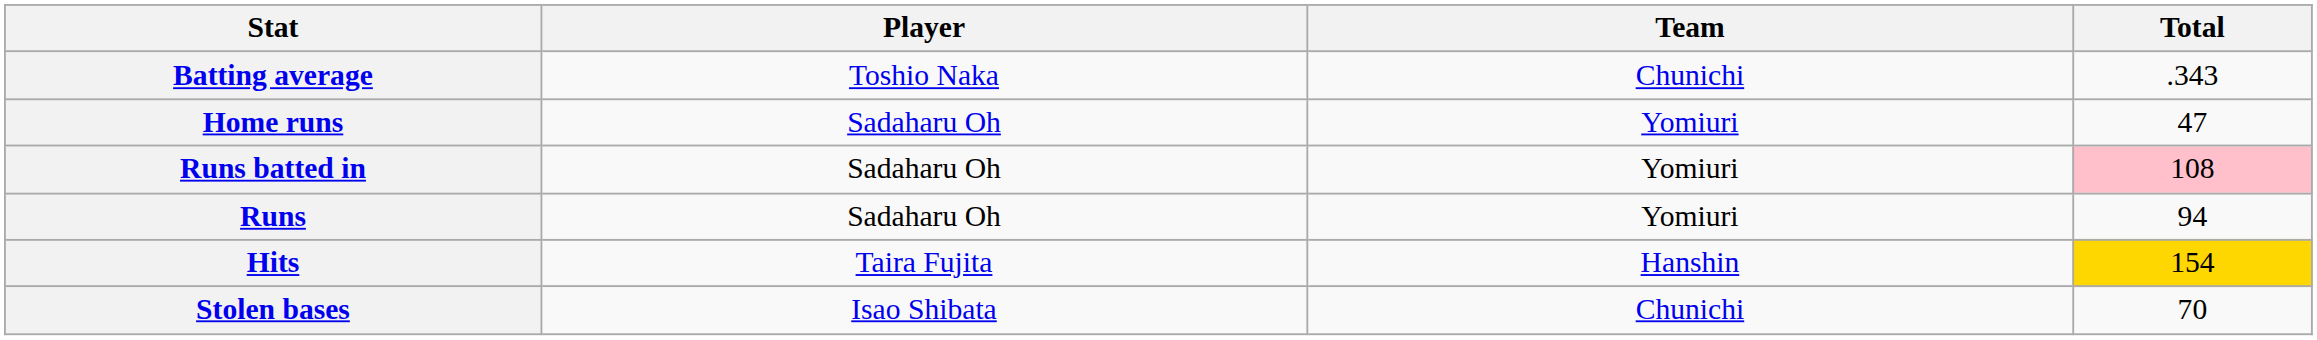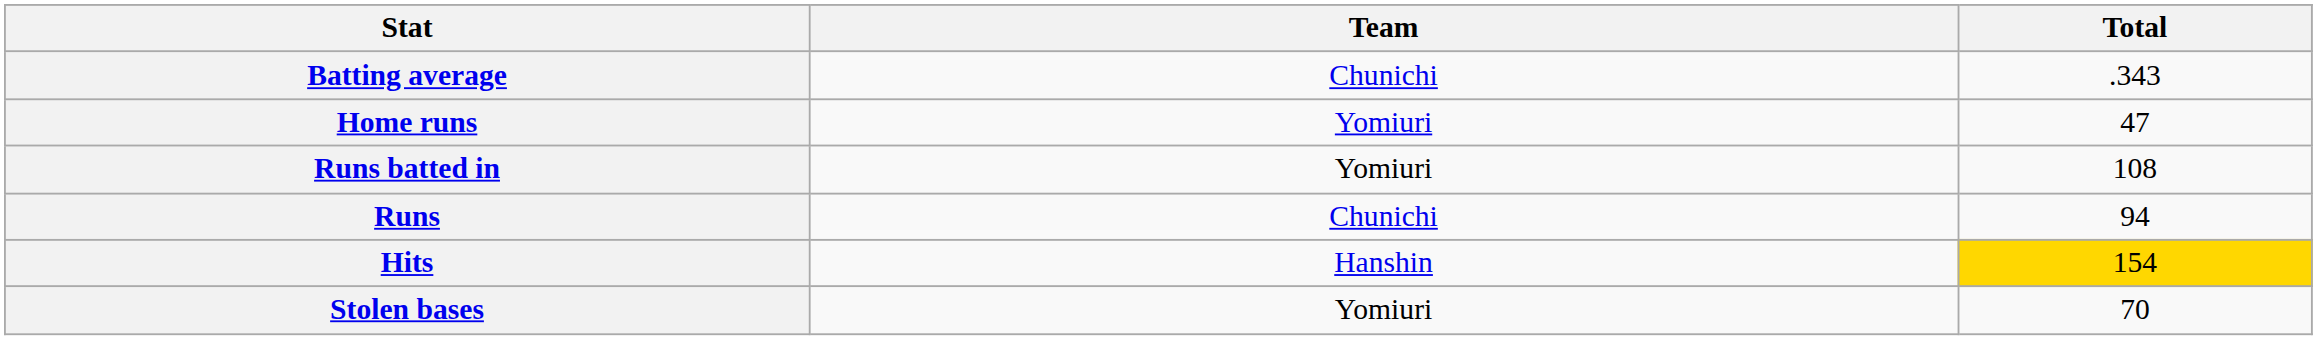- column: (924, 27)
(2192, 168) pink background -> (2135, 168) no background
(1690, 215) Yomiuri -> (1384, 215) Chunichi
(1690, 309) Chunichi -> (1384, 309) Yomiuri
